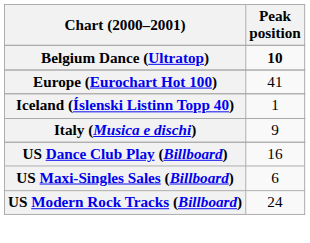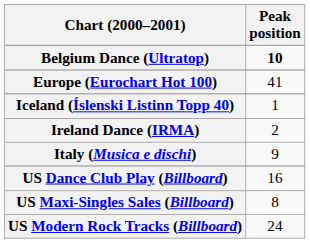+ row: (125, 130)
(275, 178) 6 -> (275, 202) 8
